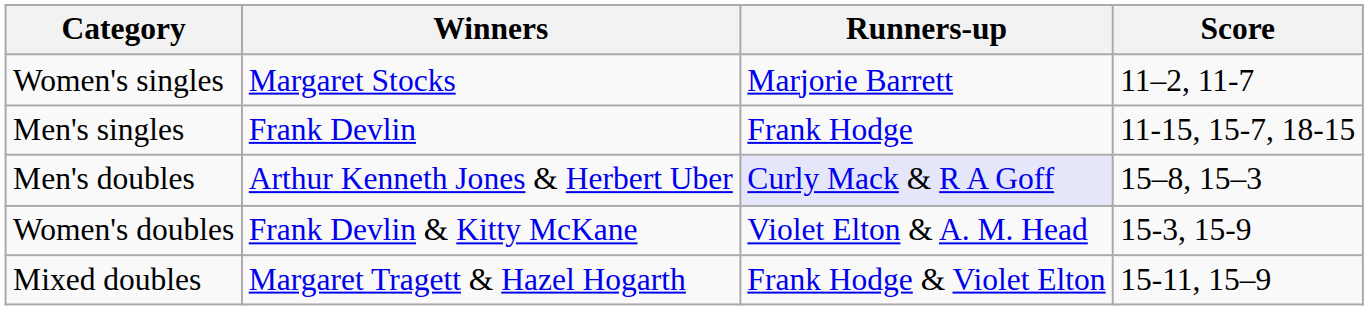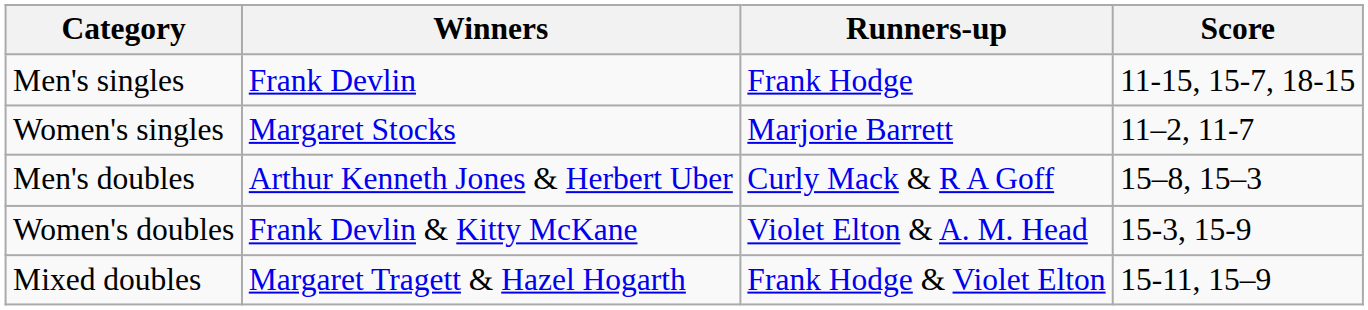rows swapped: (99, 129) <-> (118, 79)
(901, 179) lavender background -> (901, 179) no background
